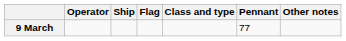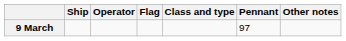columns swapped: (88, 12) <-> (124, 12)
(245, 28) 77 -> (245, 28) 97
